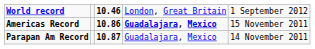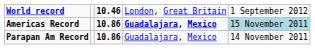(269, 24) no background -> (269, 24) lightblue background
(109, 37) 10.87 -> (109, 37) 10.86
